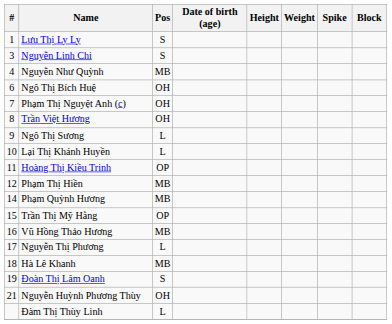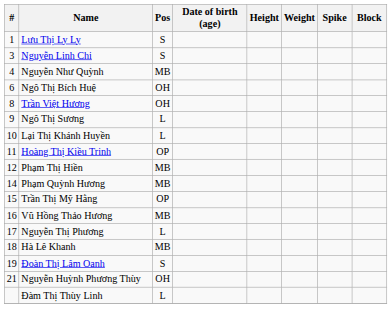- row: (74, 103)
